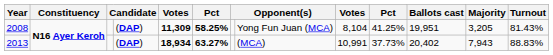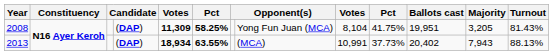(388, 27) 41.25% -> (388, 27) 41.75%
(212, 43) 63.27% -> (212, 43) 63.55%
(527, 43) 88.83% -> (527, 43) 88.13%
